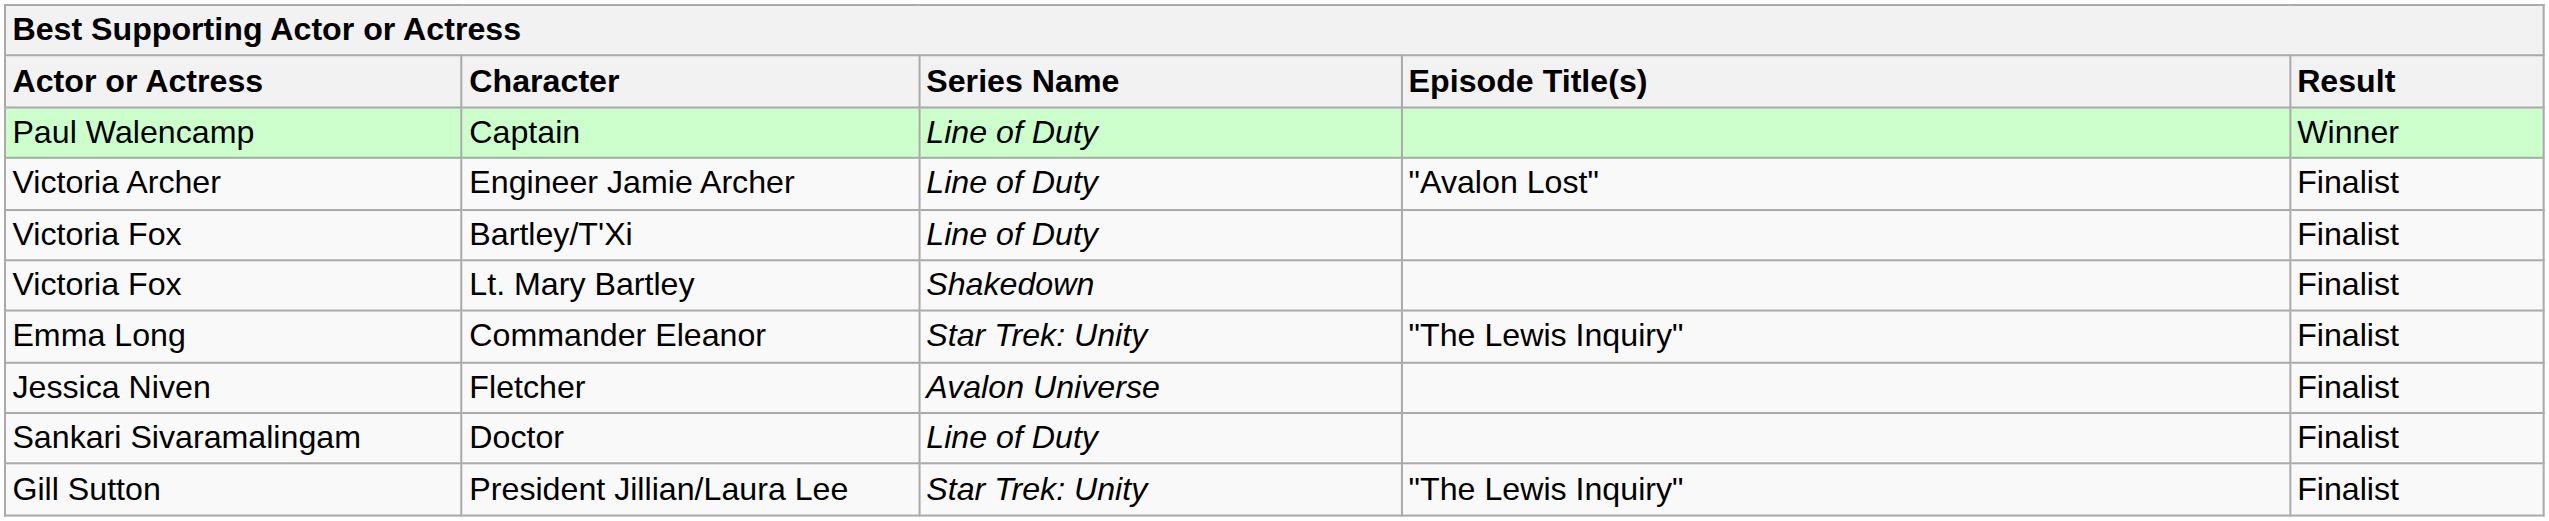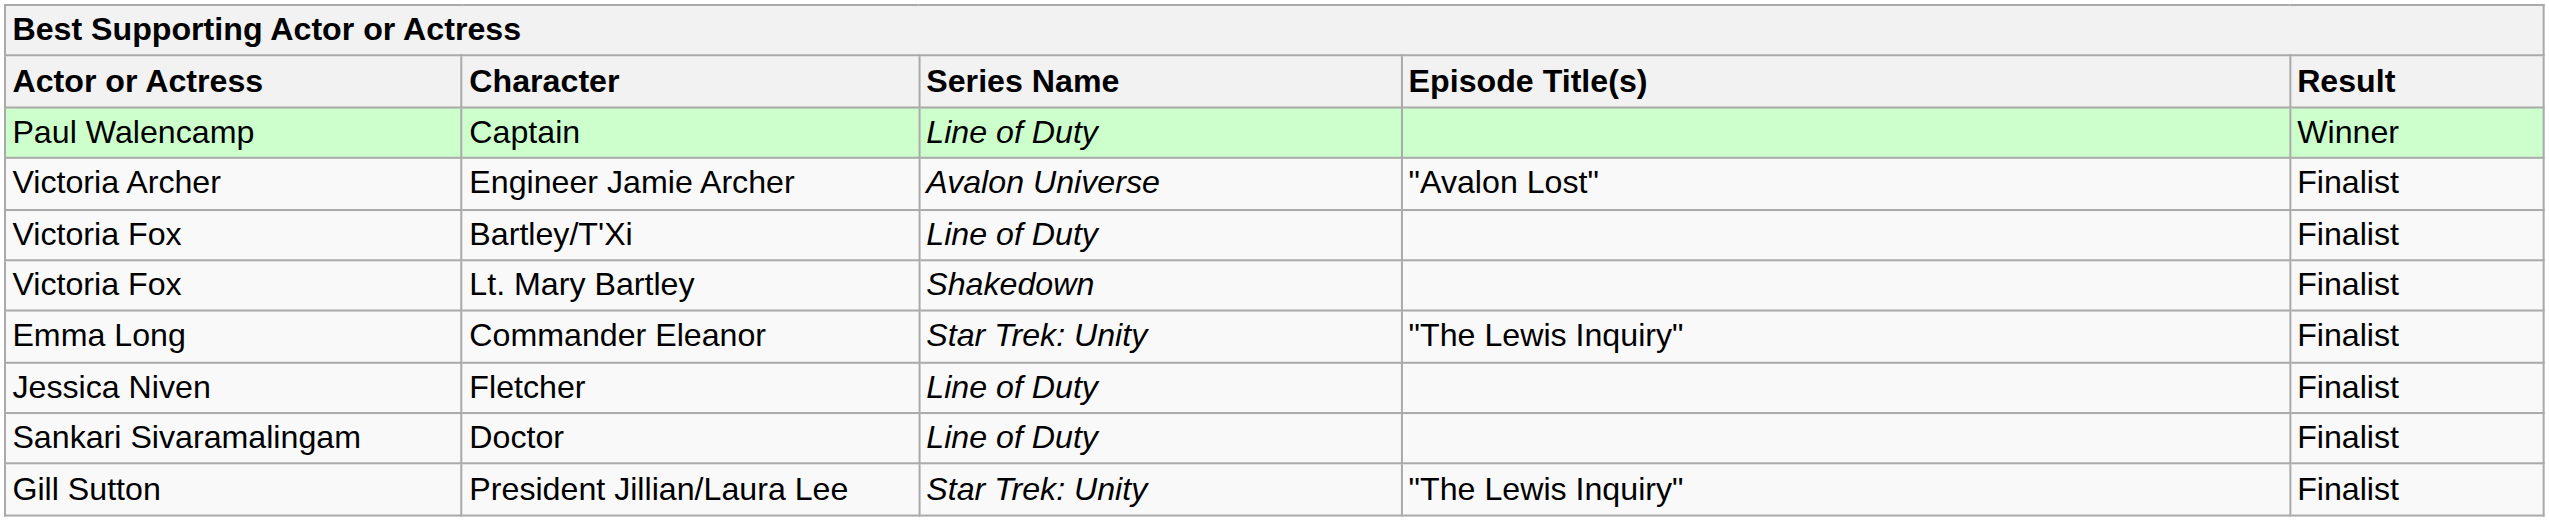(1012, 183) Line of Duty -> (1043, 183) Avalon Universe
(1043, 387) Avalon Universe -> (1012, 387) Line of Duty
